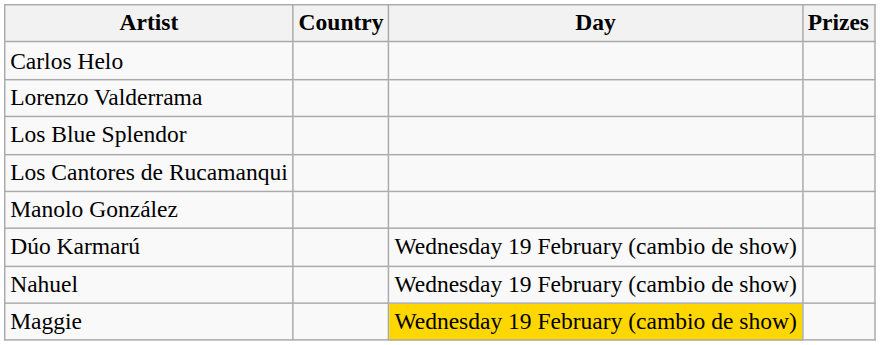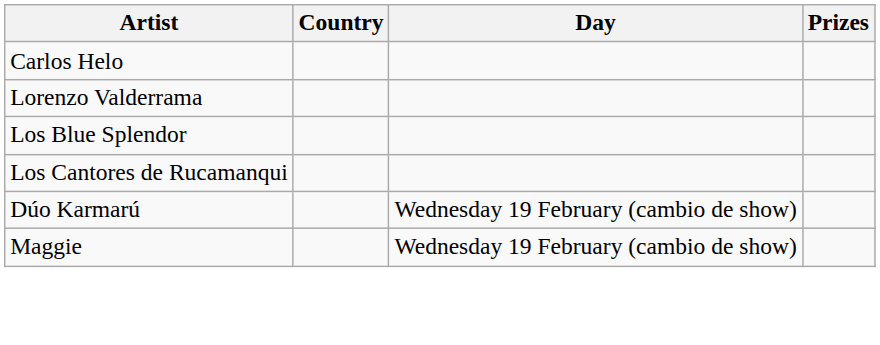- row: (94, 209)
- row: (44, 284)
(596, 321) gold background -> (596, 246) no background
